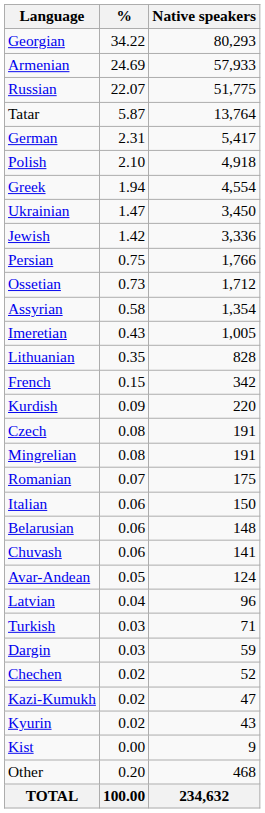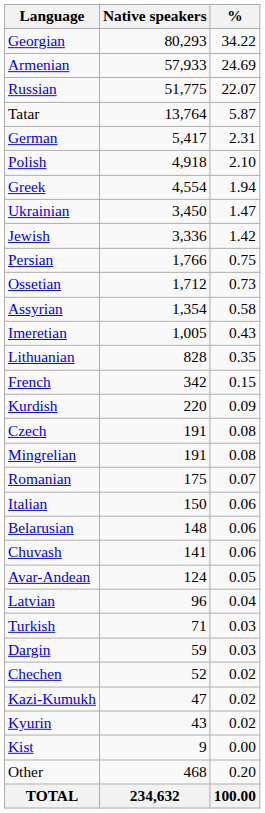columns swapped: (204, 16) <-> (124, 16)
